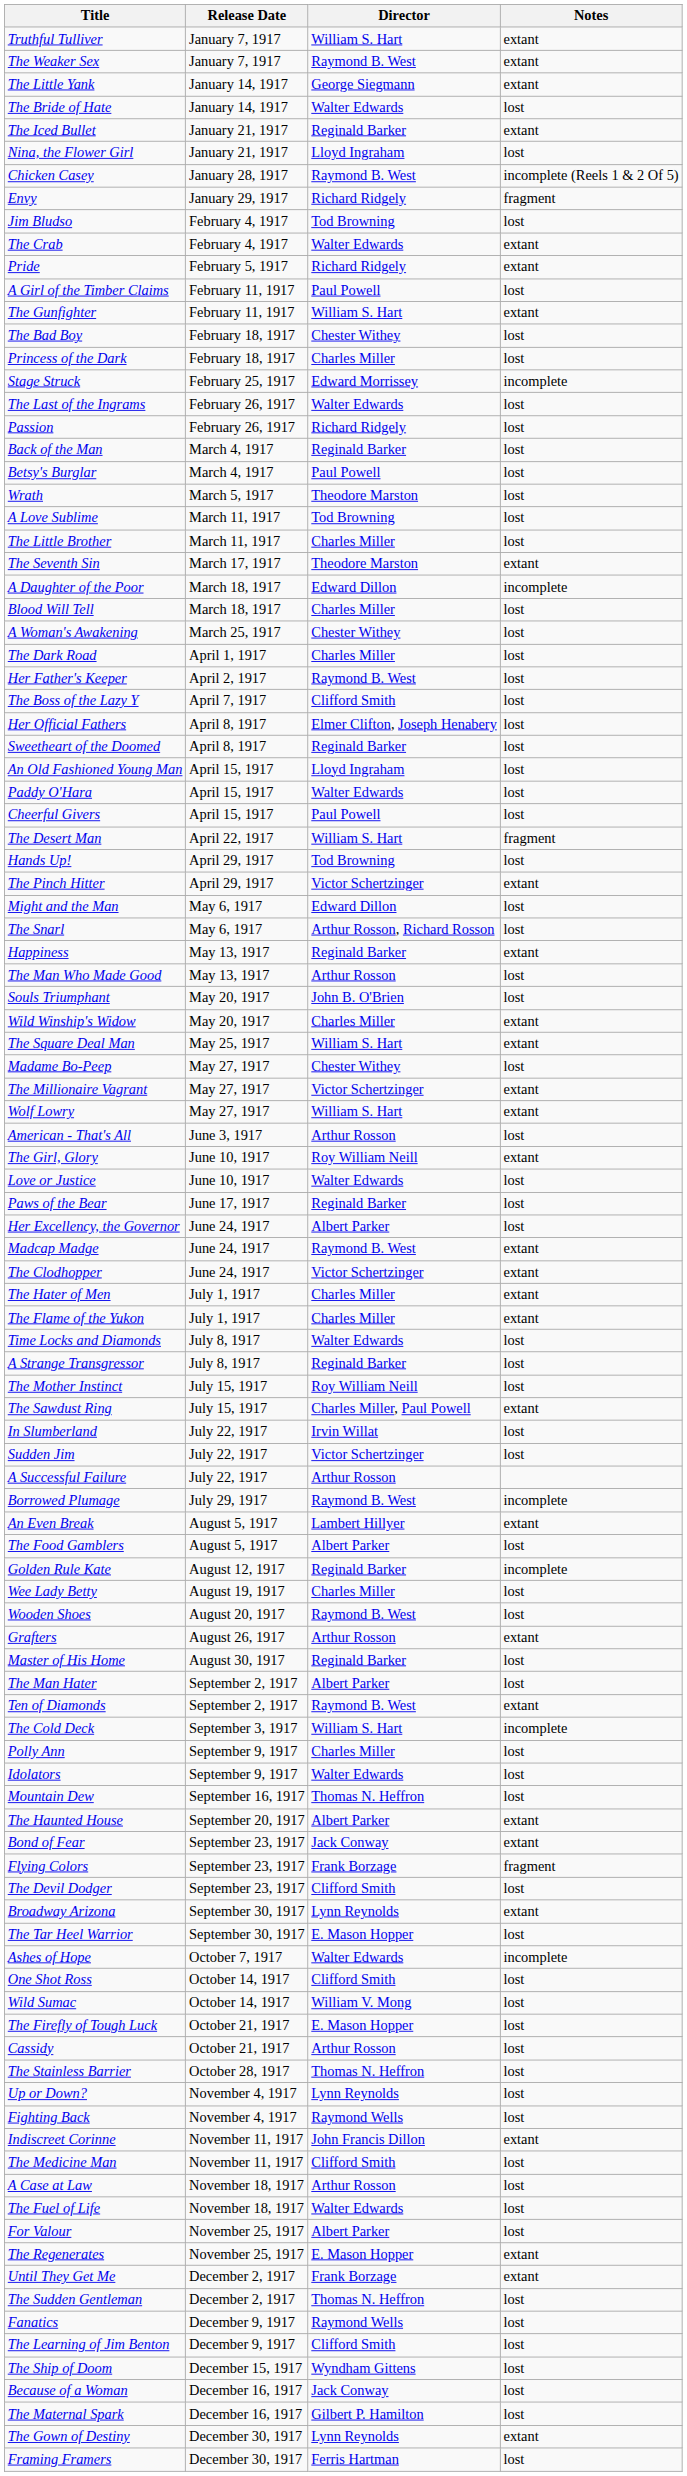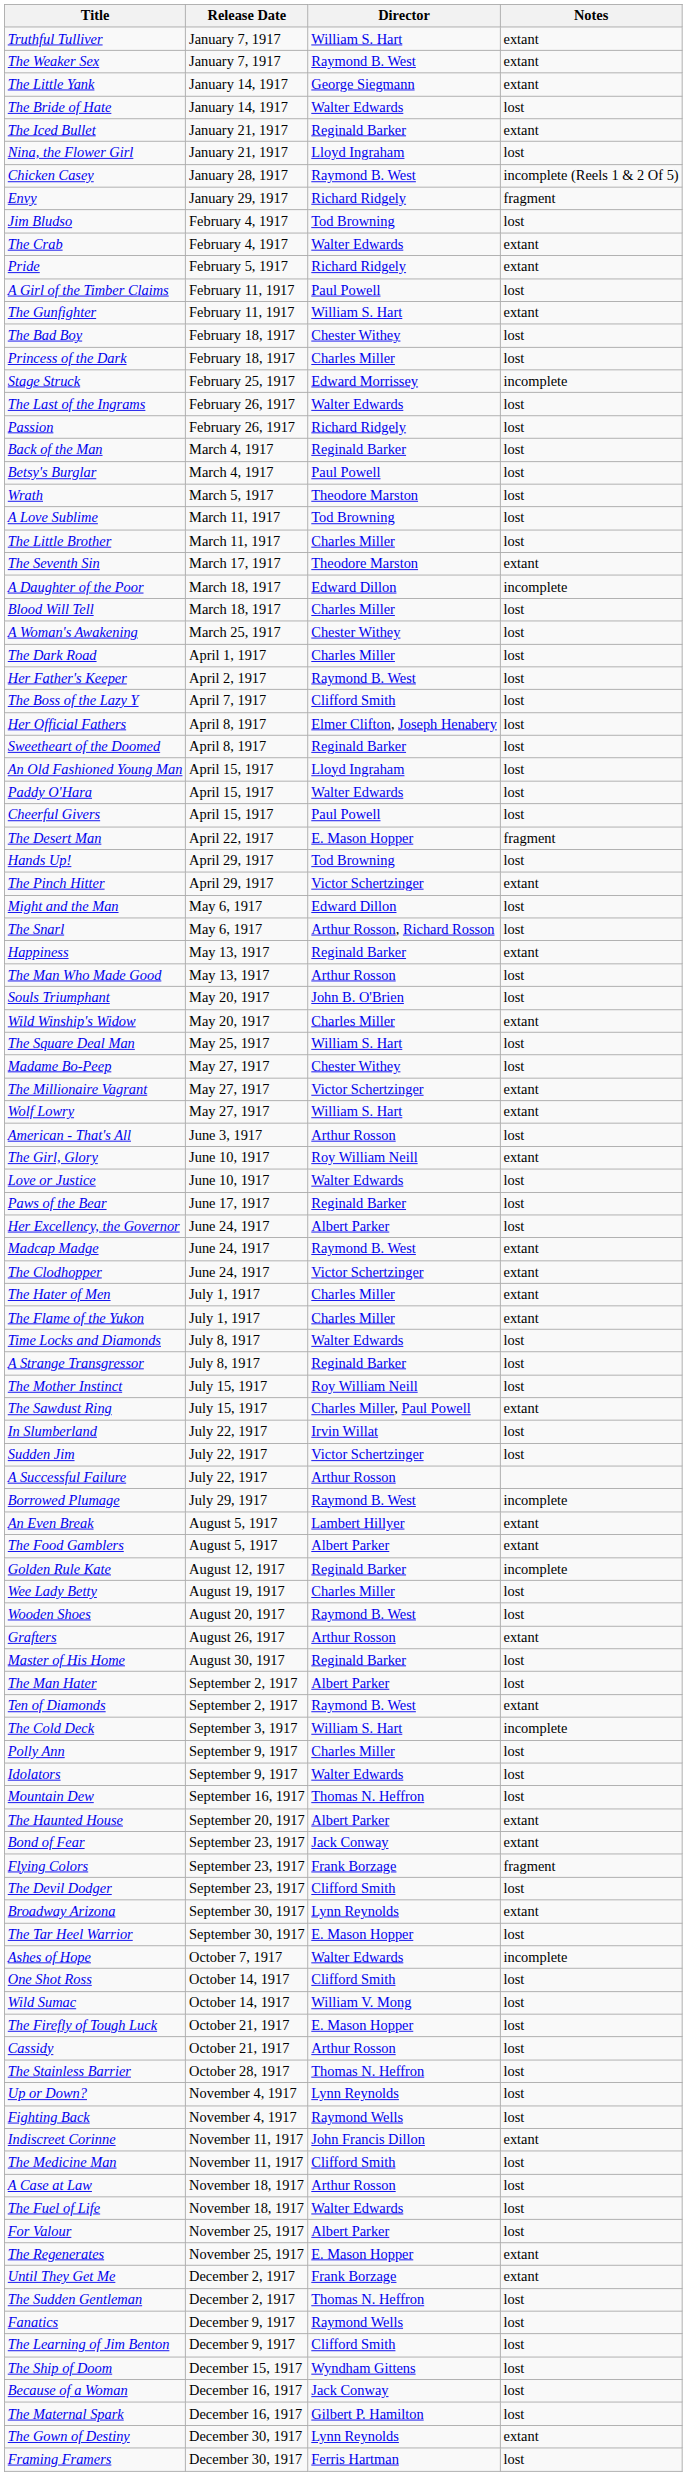(357, 838) William S. Hart -> (362, 838) E. Mason Hopper
(521, 1043) extant -> (514, 1043) lost
(514, 1546) lost -> (521, 1546) extant
